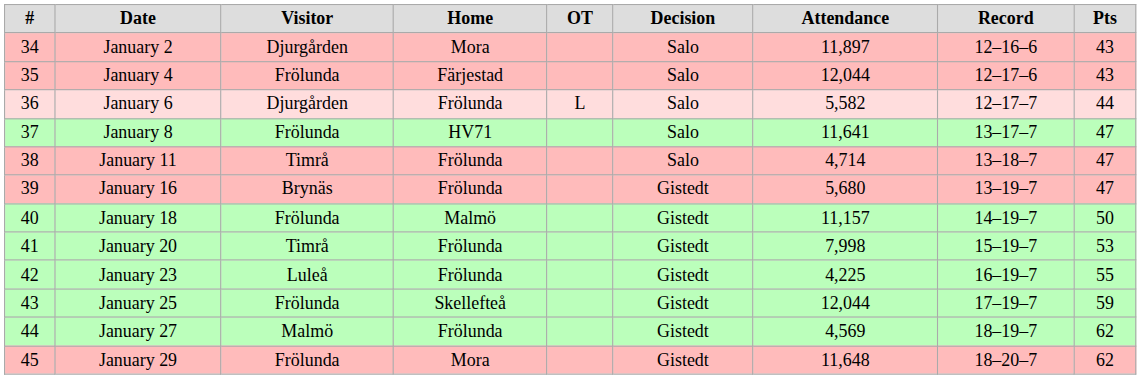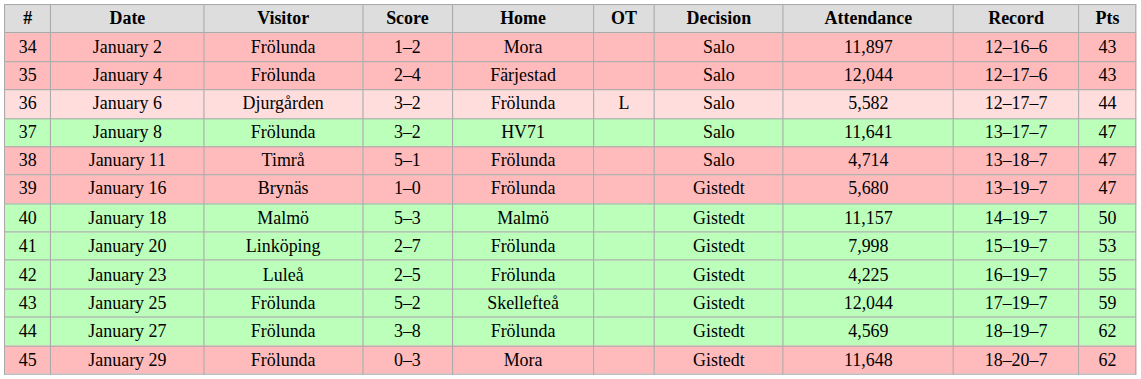+ column: (407, 18)
(307, 47) Djurgården -> (283, 47) Frölunda
(307, 217) Frölunda -> (283, 217) Malmö
(307, 246) Timrå -> (283, 246) Linköping
(307, 331) Malmö -> (283, 331) Frölunda
